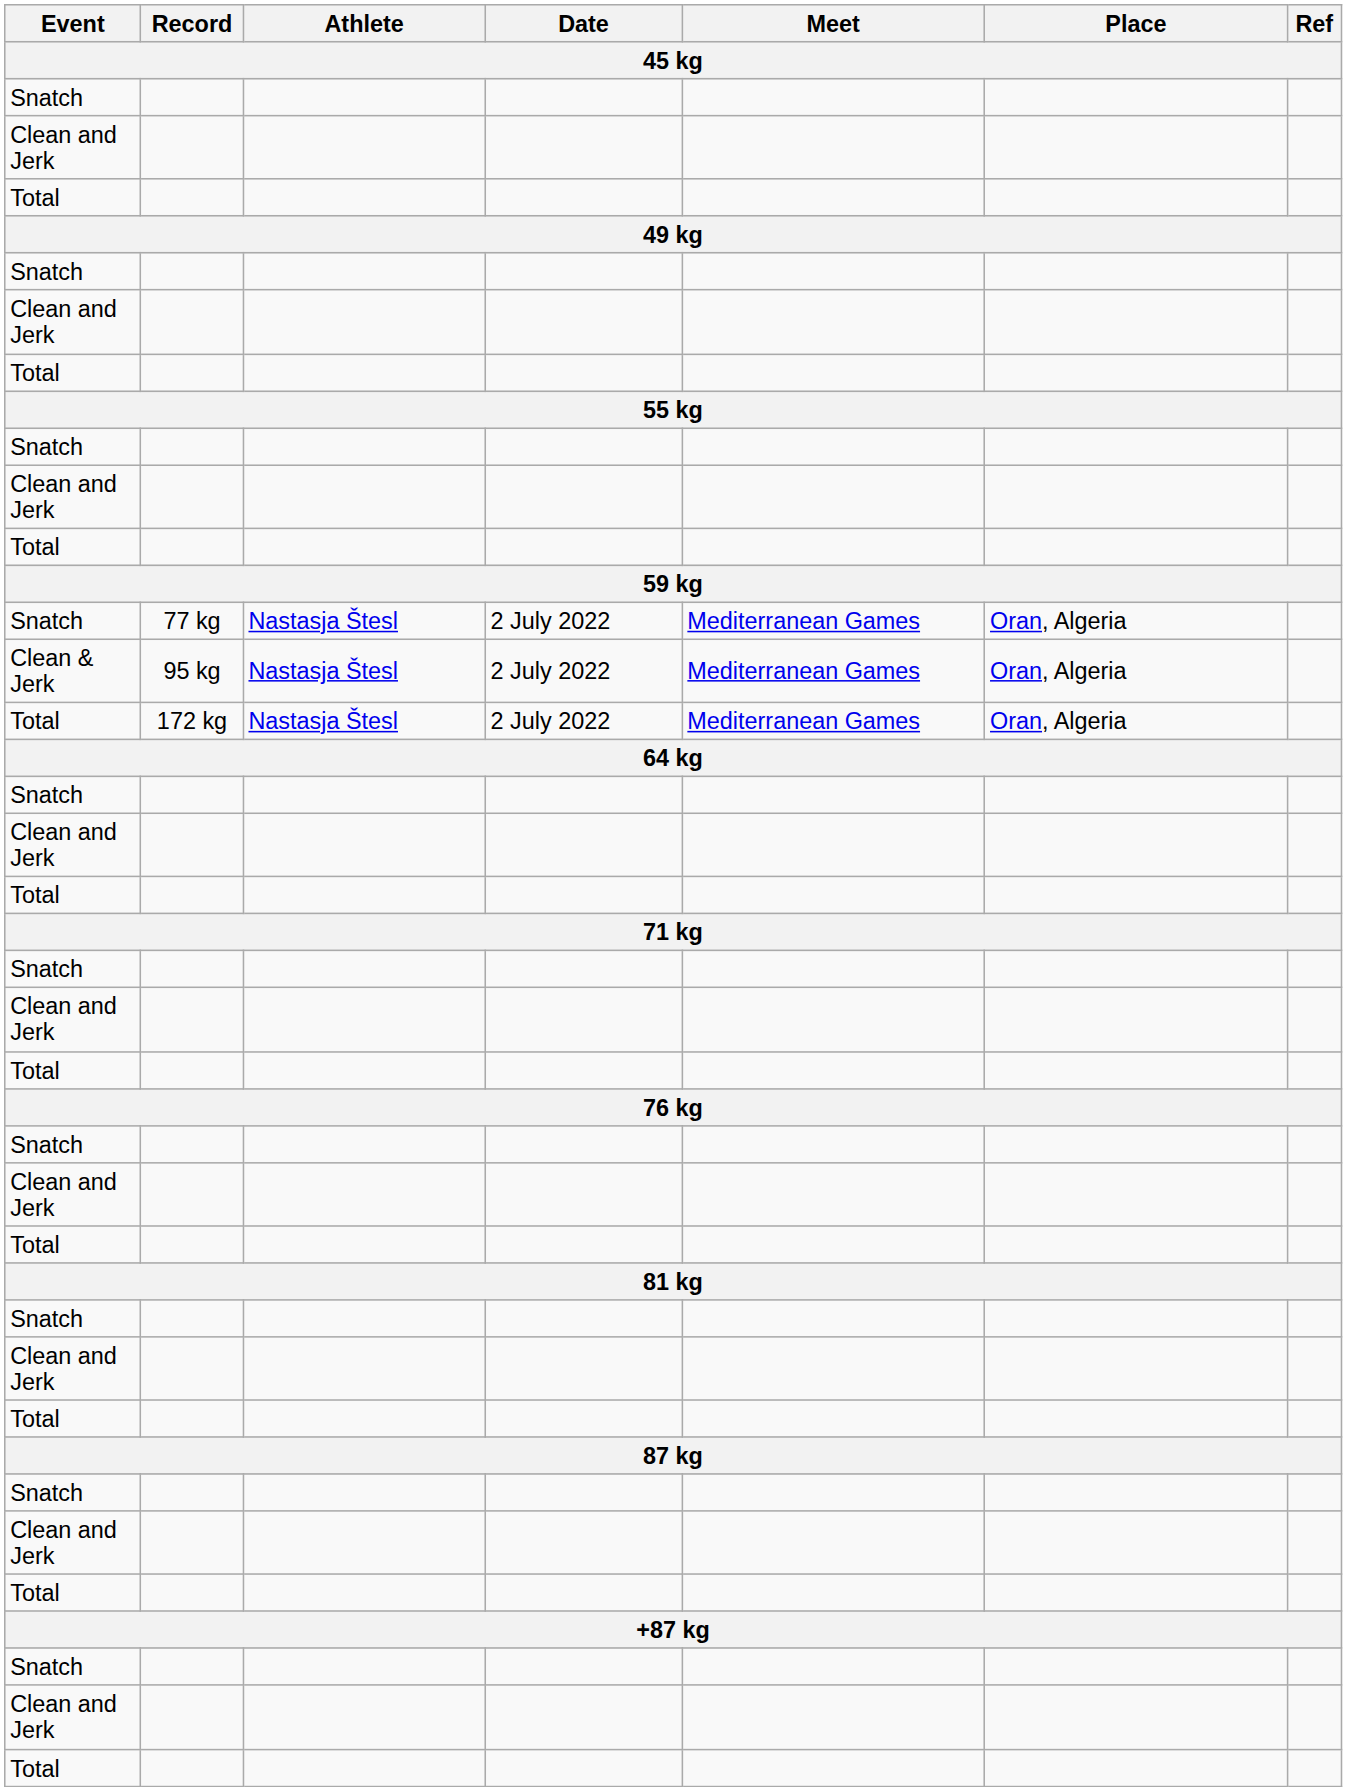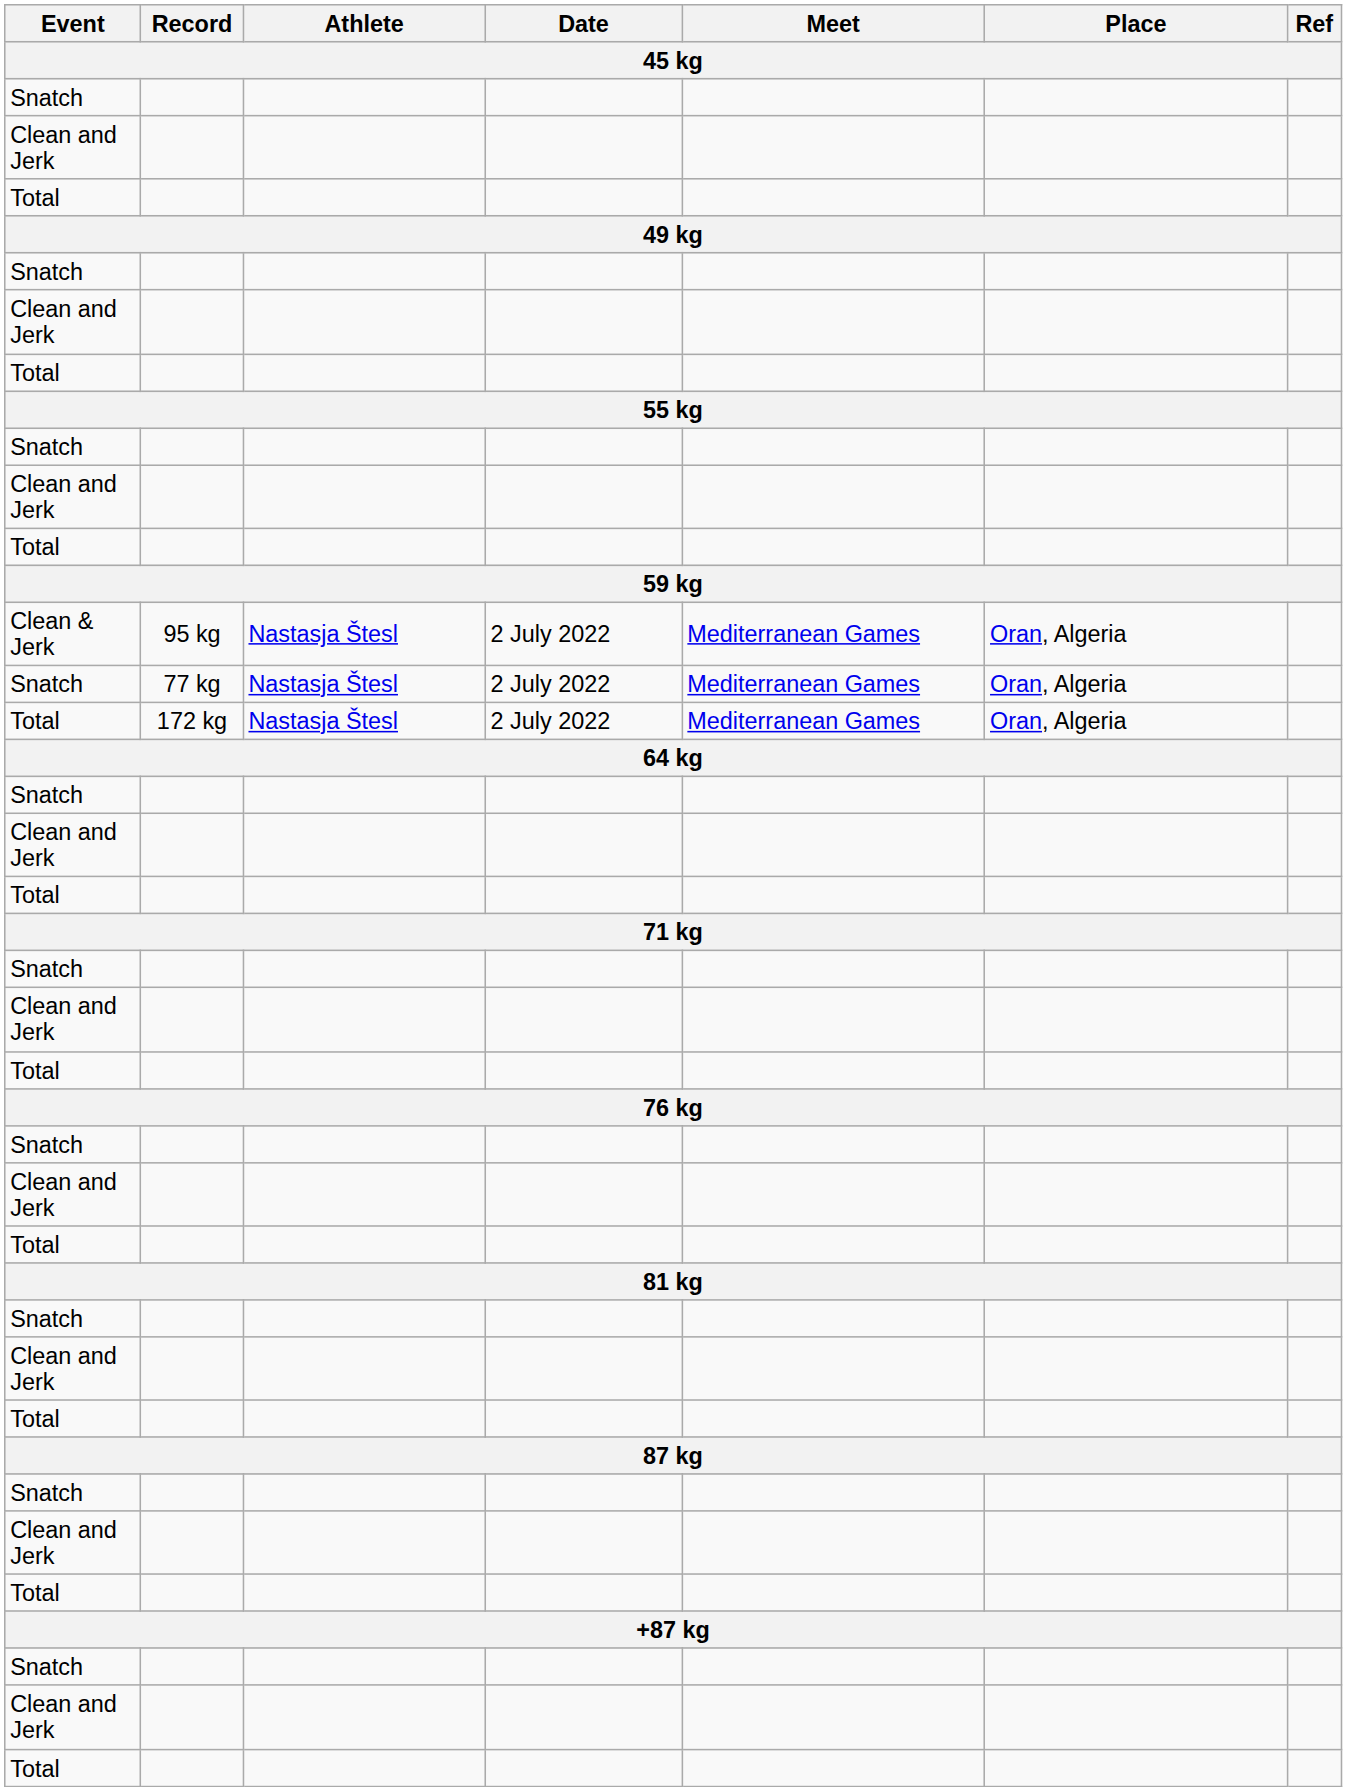rows swapped: (47, 621) <-> (52, 671)
